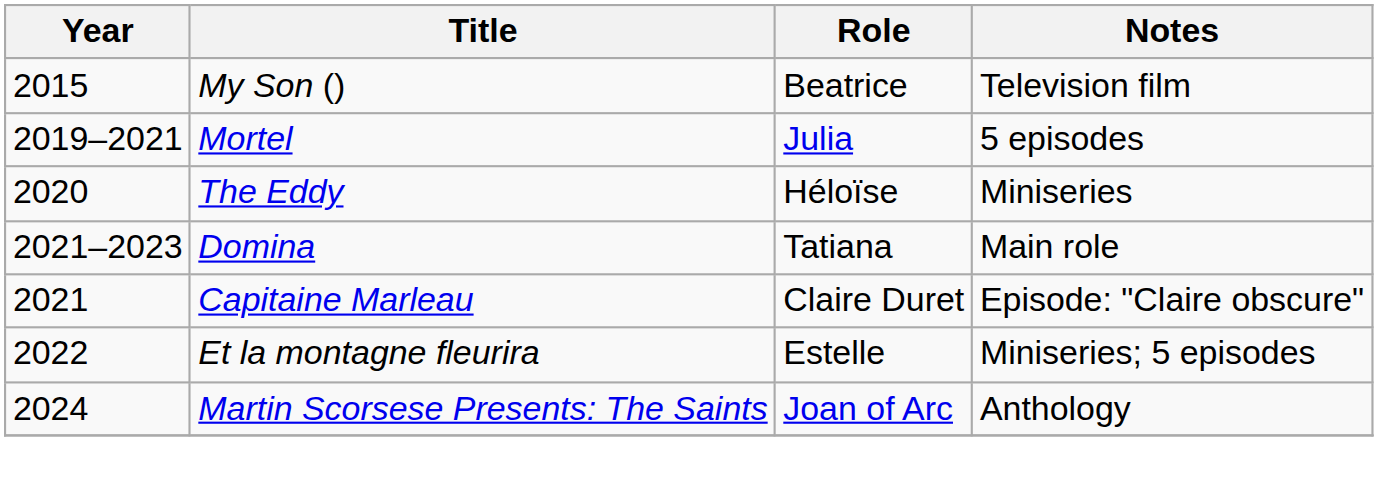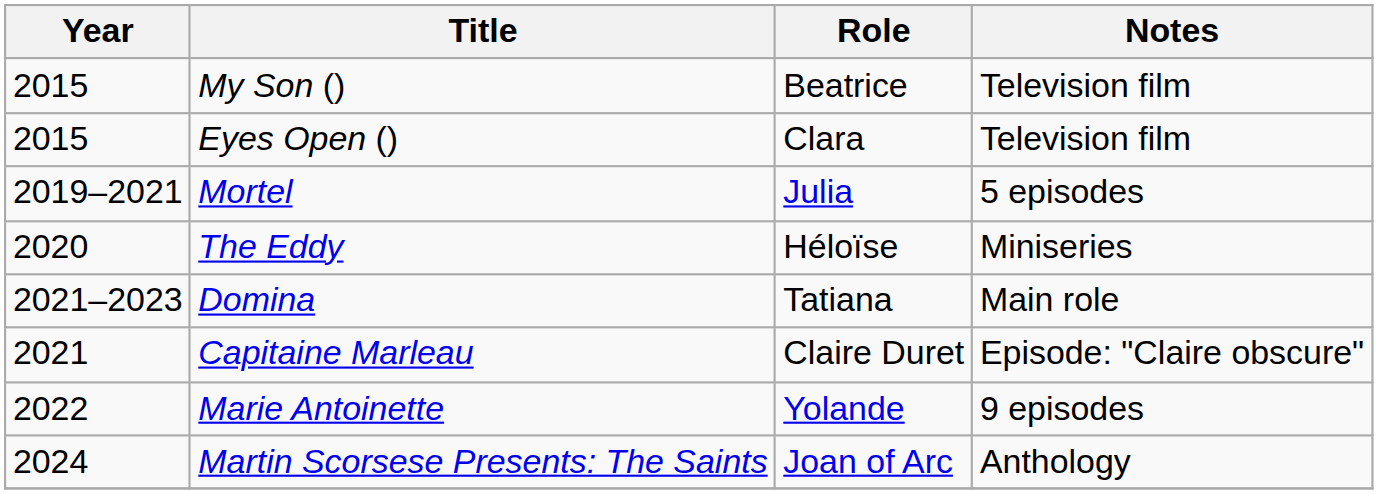+ row: (298, 138)
- row: (369, 354)
+ row: (321, 407)
